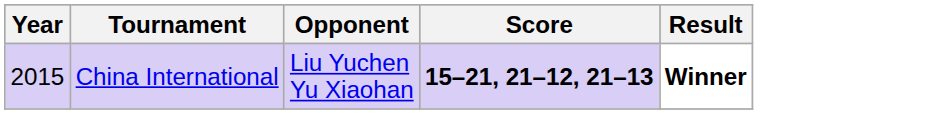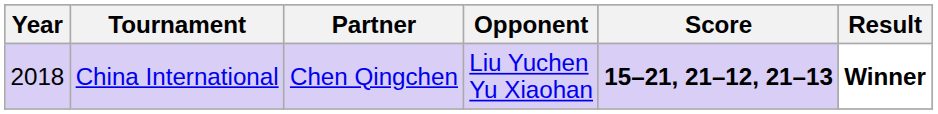+ column: (374, 24)
(37, 76) 2015 -> (37, 76) 2018
